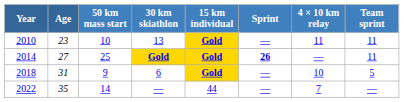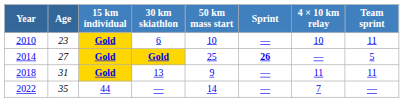columns swapped: (212, 18) <-> (105, 18)
(159, 40) 13 -> (159, 40) 6
(319, 40) 11 -> (319, 40) 10
(372, 57) 11 -> (372, 57) 5
(159, 73) 6 -> (159, 73) 13
(319, 73) 10 -> (319, 73) 11
(372, 73) 5 -> (372, 73) 11
